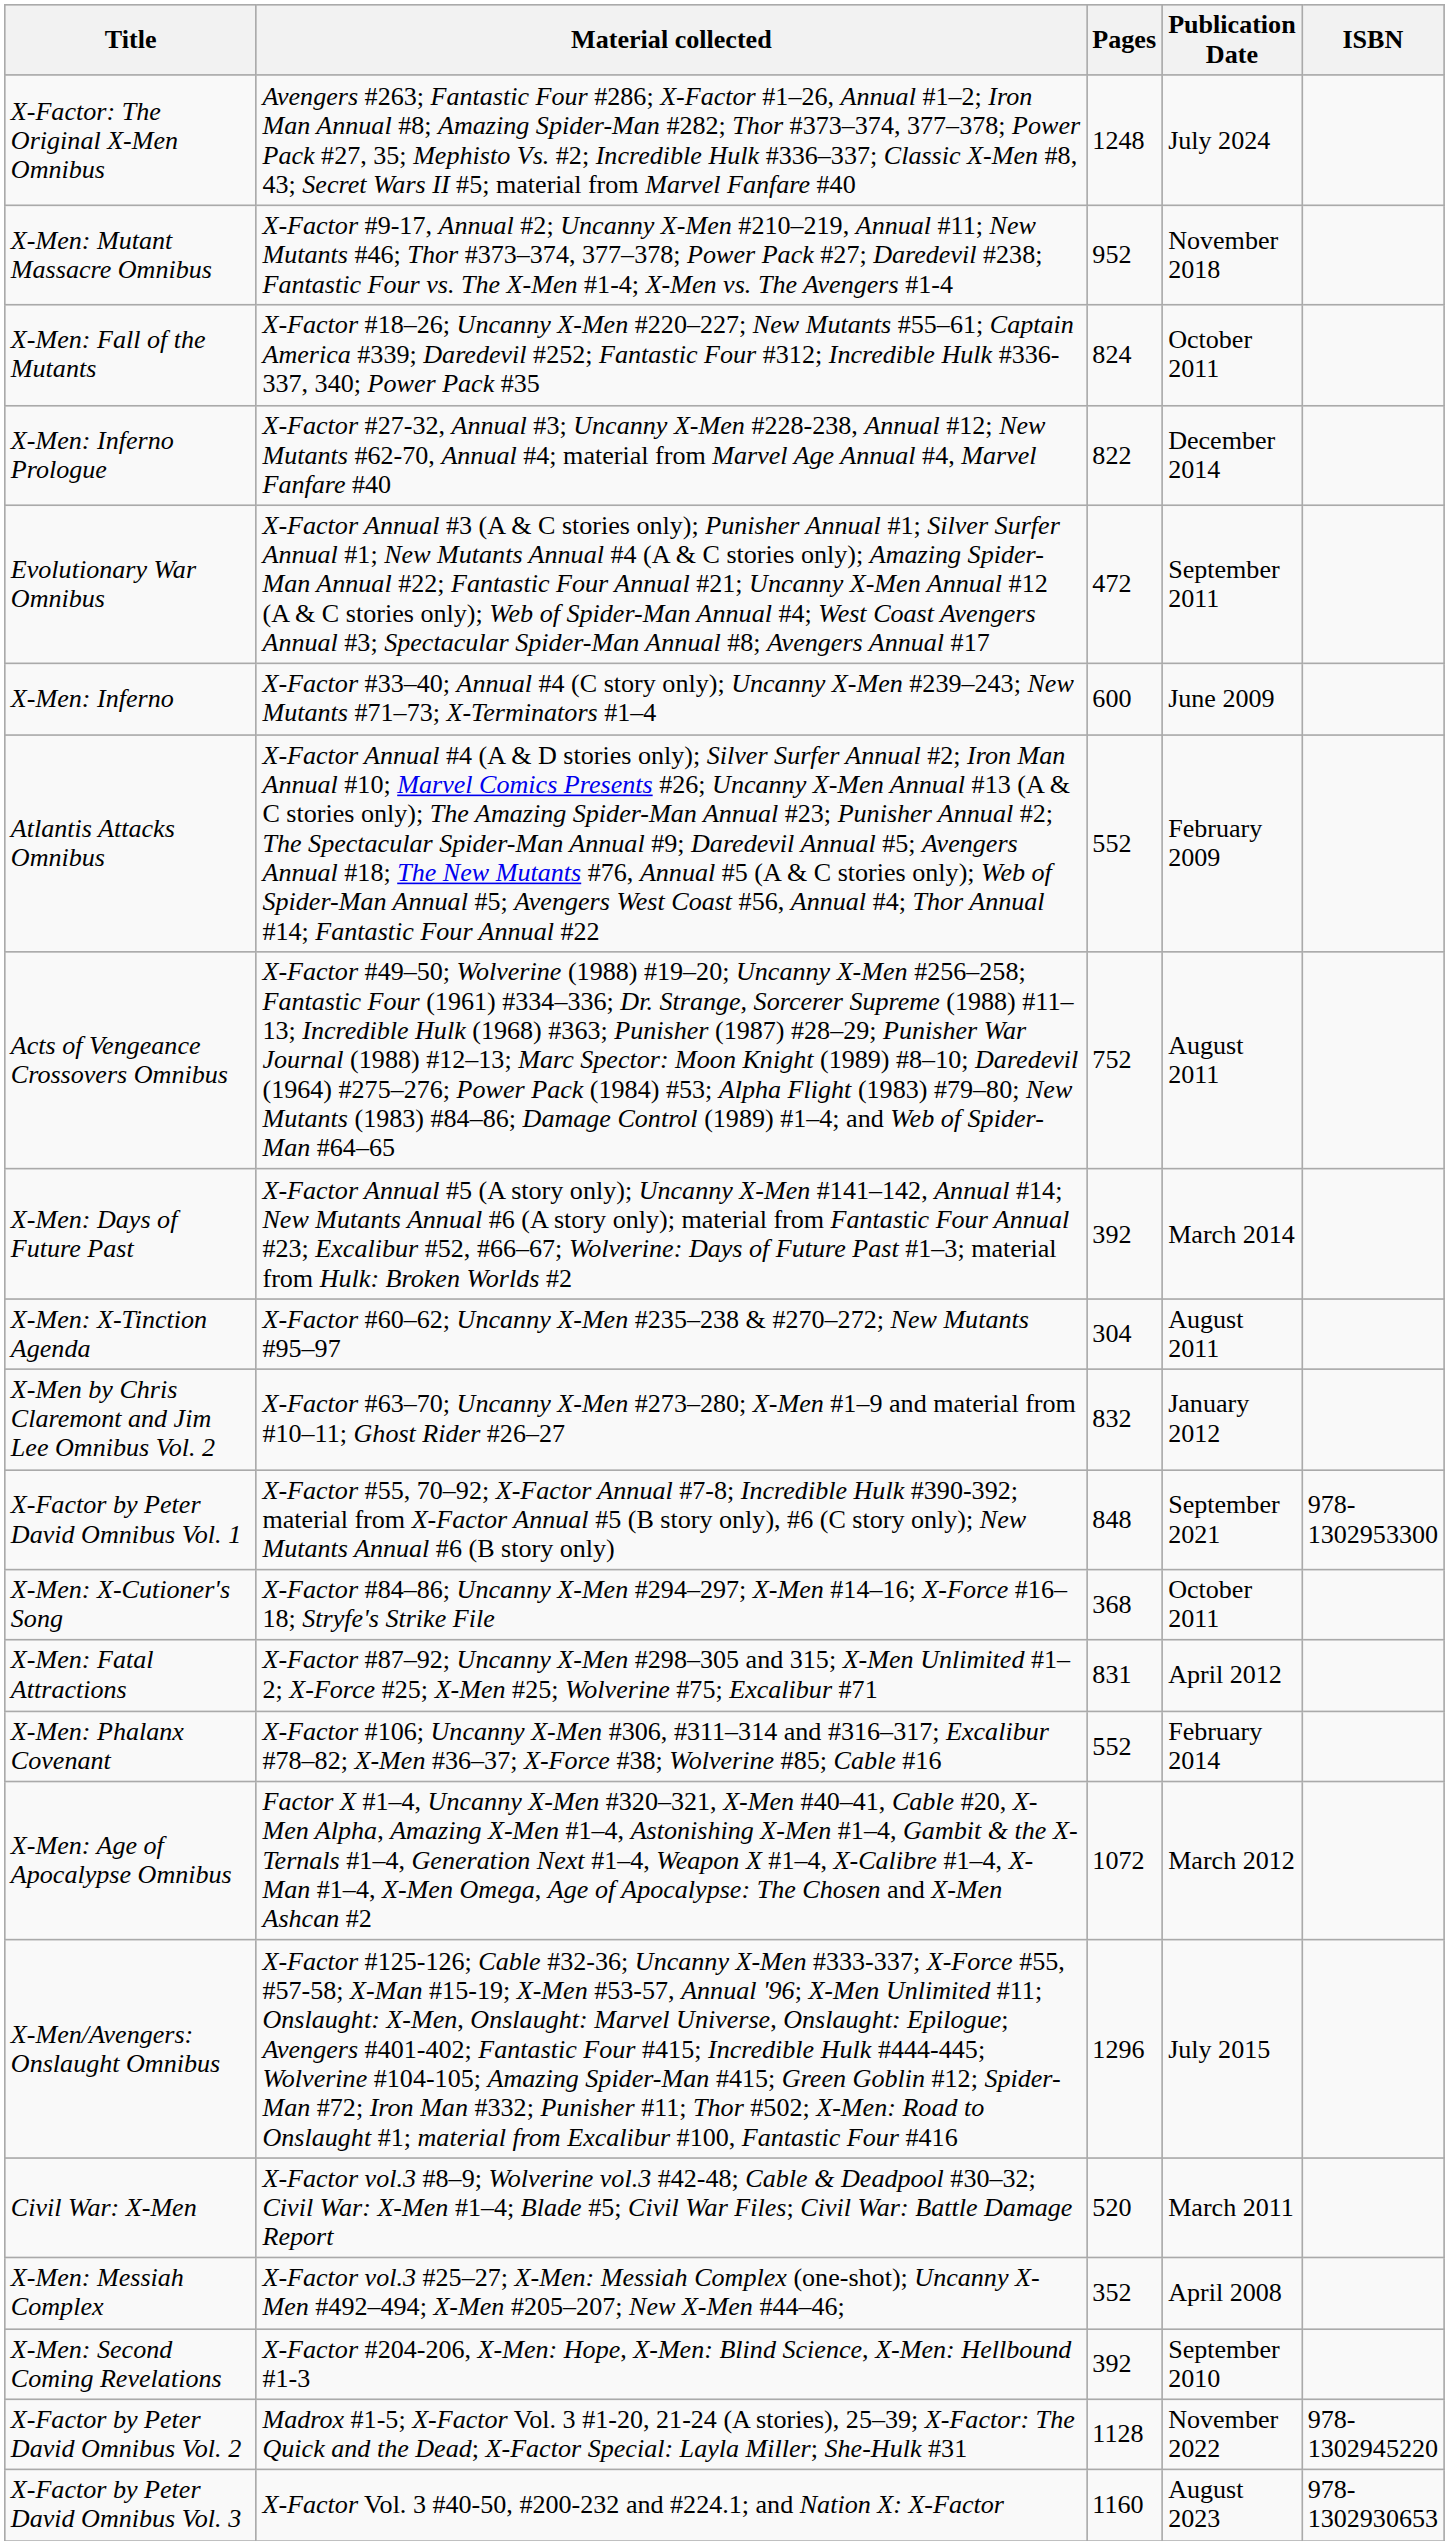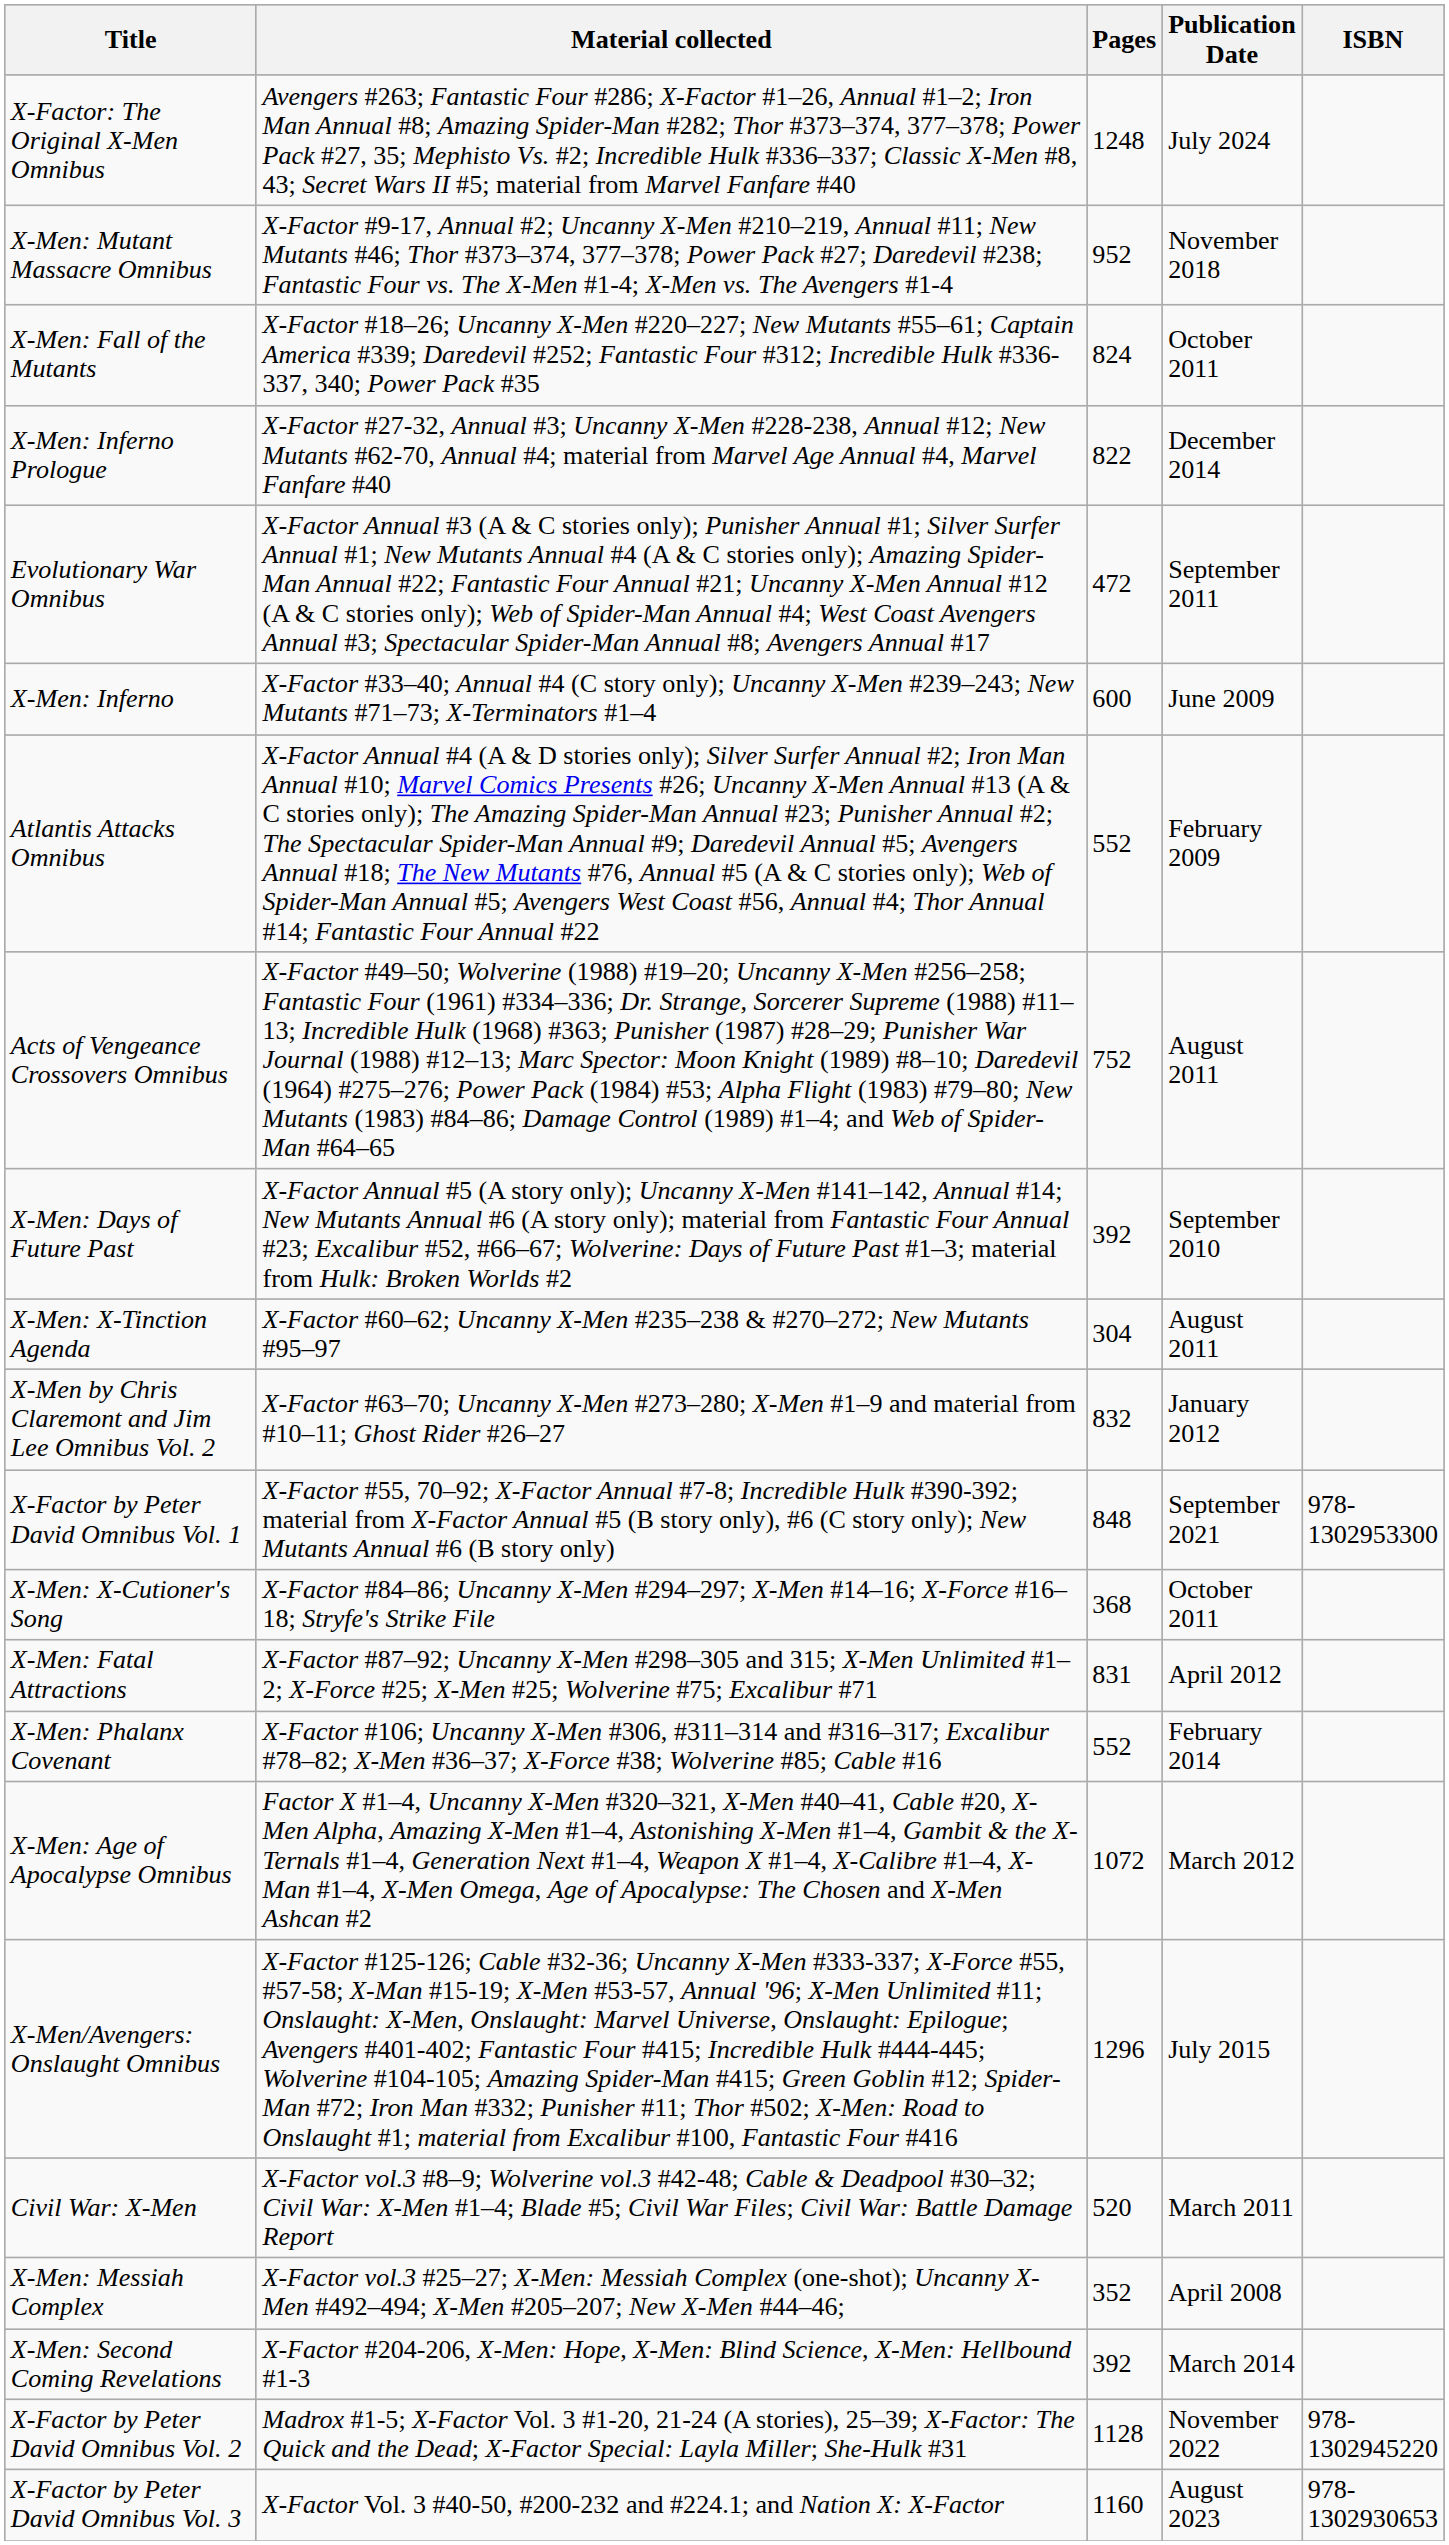(1232, 1233) March 2014 -> (1224, 1233) September 2010
(1224, 2363) September 2010 -> (1232, 2363) March 2014
